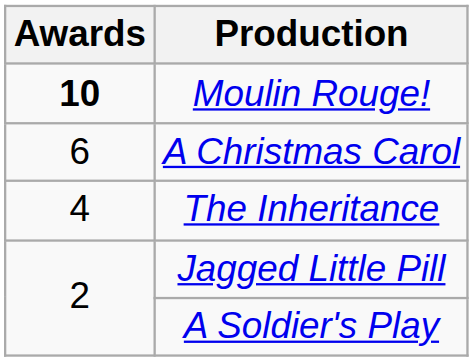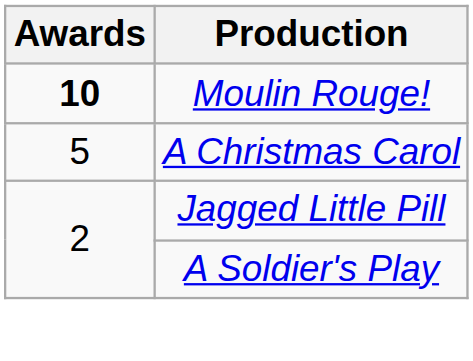(80, 151) 6 -> (80, 151) 5
- row: (311, 209)
